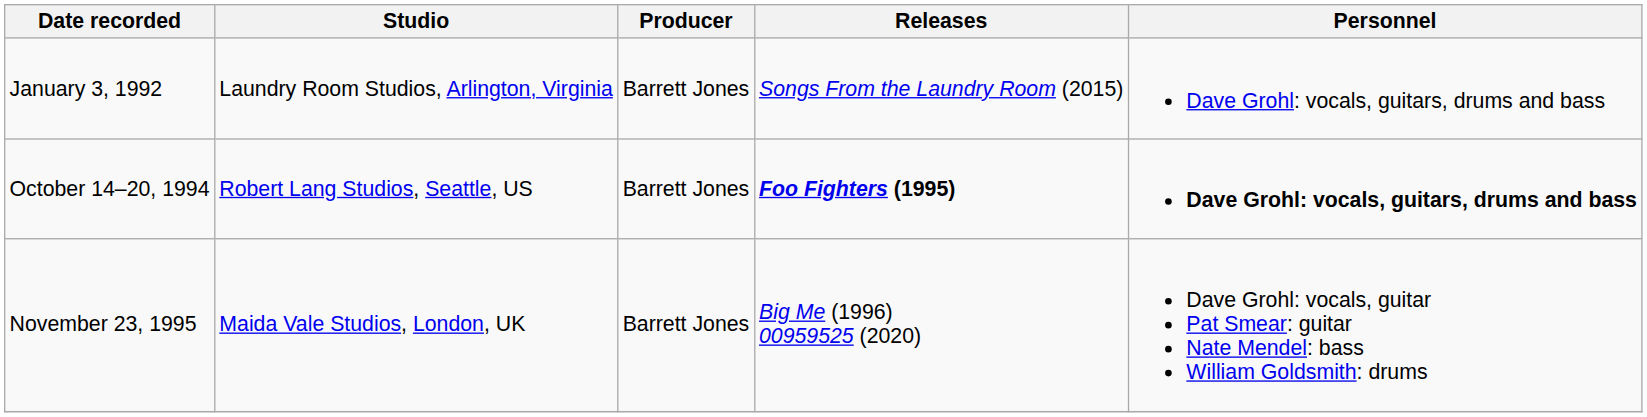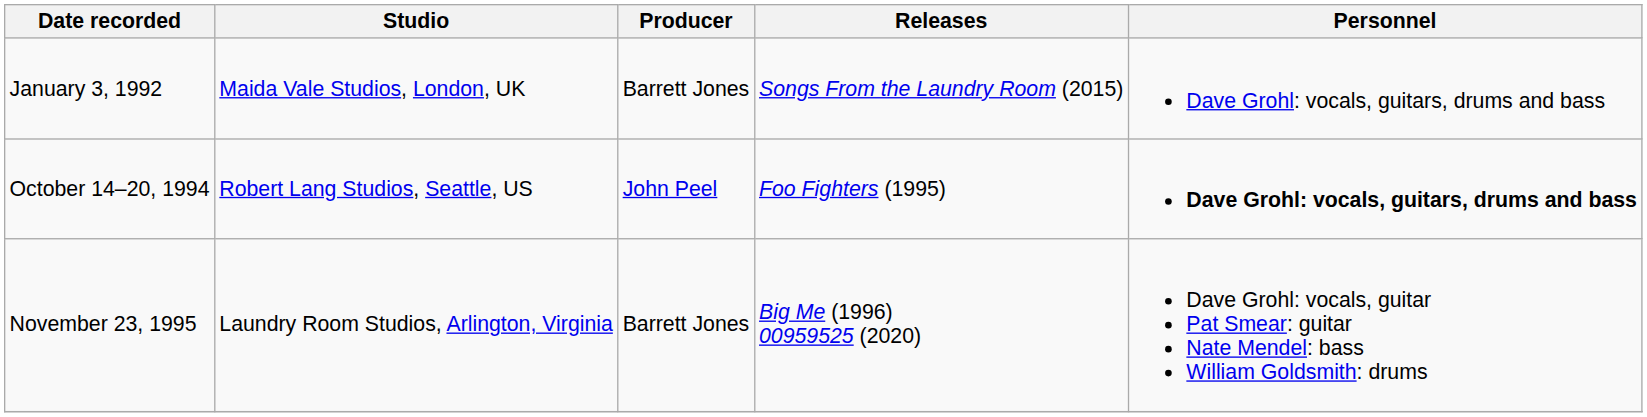(416, 88) Laundry Room Studios, Arlington, Virginia -> (372, 88) Maida Vale Studios, London, UK
(686, 188) Barrett Jones -> (670, 188) John Peel
(857, 188) bold -> (852, 188) normal
(372, 324) Maida Vale Studios, London, UK -> (416, 324) Laundry Room Studios, Arlington, Virginia
